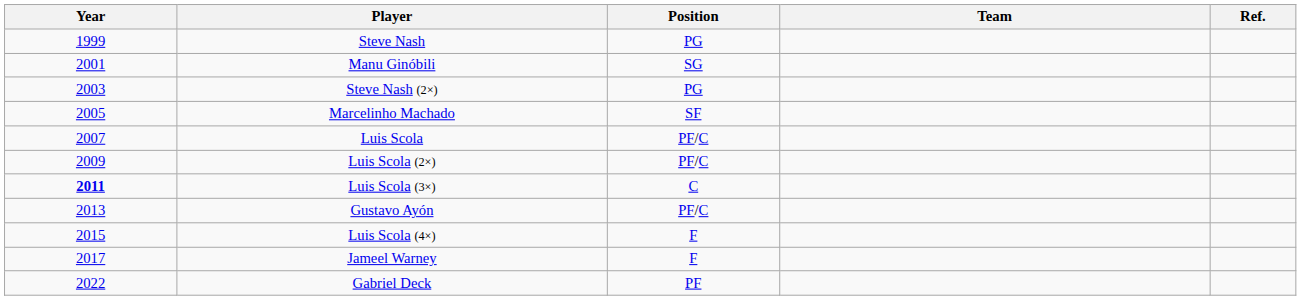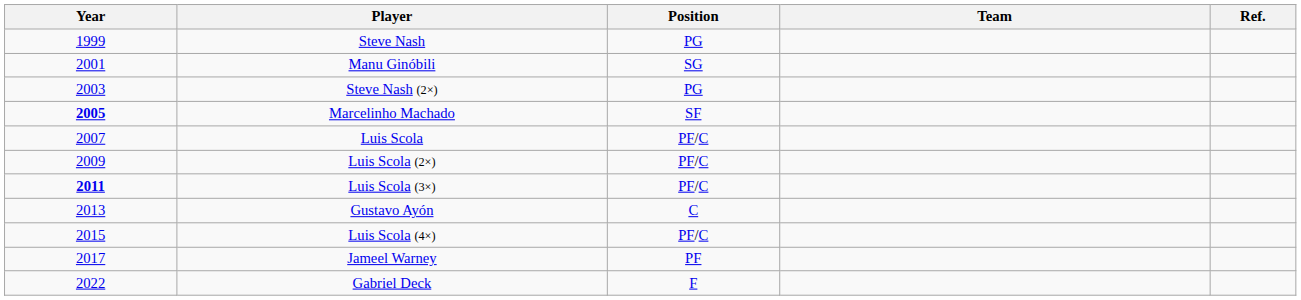(91, 113) normal -> (91, 113) bold
(693, 186) C -> (693, 186) PF/C
(693, 210) PF/C -> (693, 210) C
(693, 235) F -> (693, 235) PF/C
(693, 259) F -> (693, 259) PF
(693, 283) PF -> (693, 283) F
